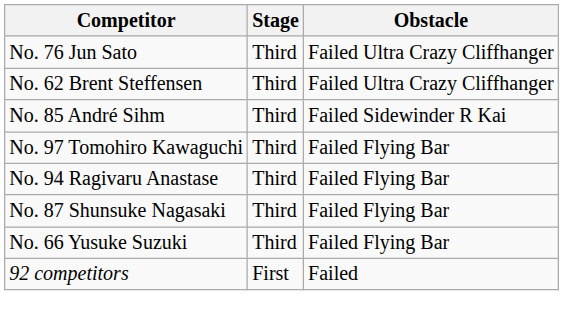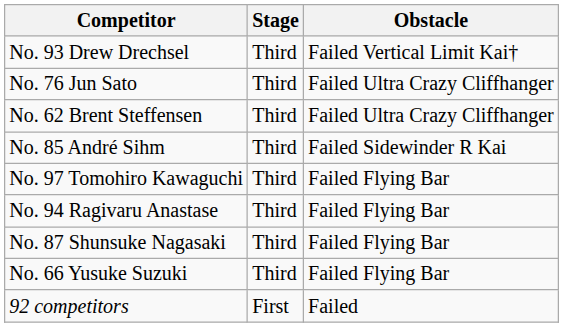+ row: (99, 52)
